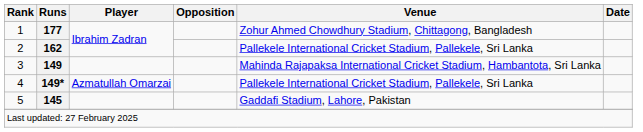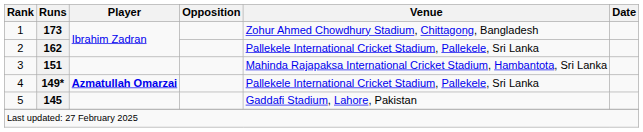(53, 30) 177 -> (53, 30) 173
(53, 65) 149 -> (53, 65) 151
(121, 83) normal -> (124, 83) bold
